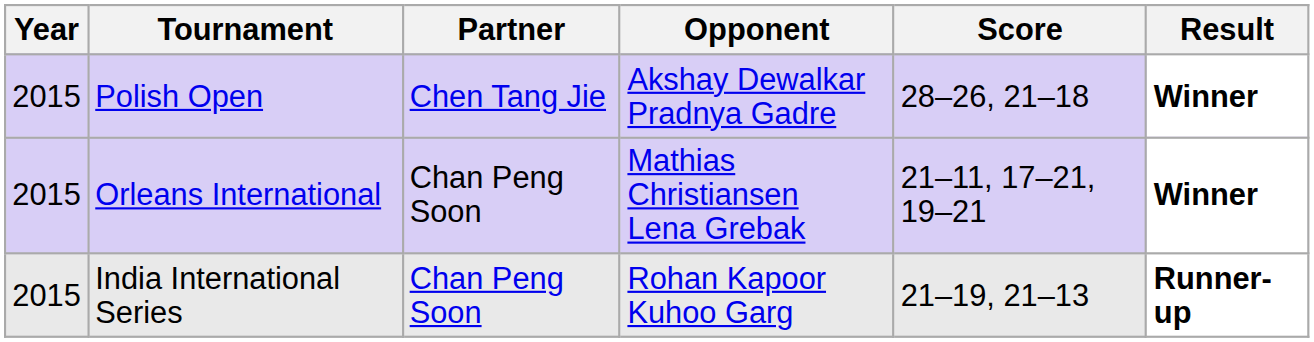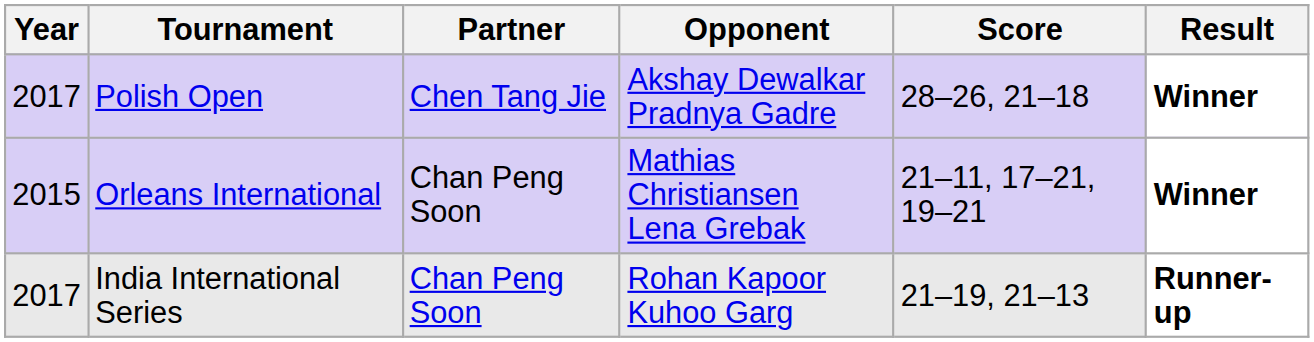(47, 96) 2015 -> (47, 96) 2017
(47, 296) 2015 -> (47, 296) 2017
